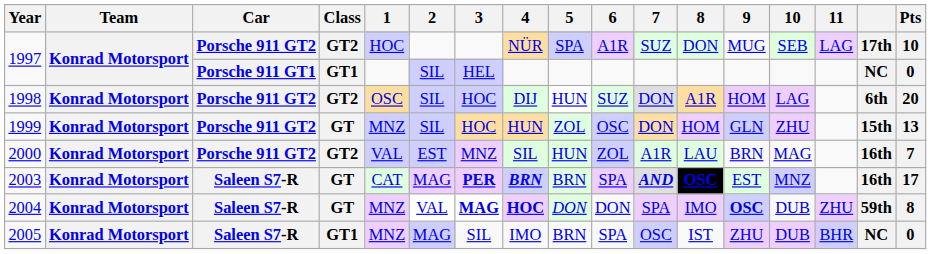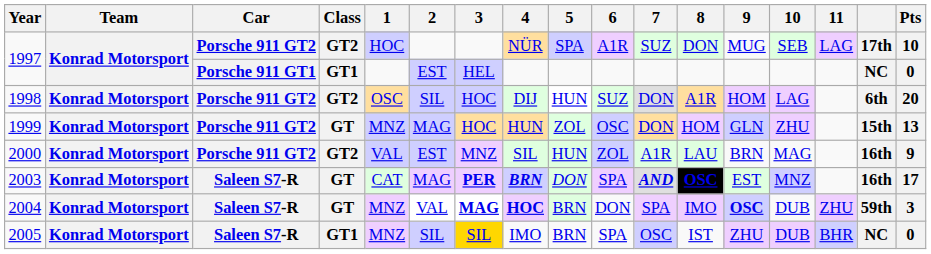(432, 72) SIL -> (432, 72) EST
(432, 126) SIL -> (432, 126) MAG
(910, 153) 7 -> (910, 153) 9
(569, 180) BRN -> (569, 180) DON
(569, 207) DON -> (569, 207) BRN
(910, 207) 8 -> (910, 207) 3
(432, 235) MAG -> (432, 235) SIL
(479, 235) no background -> (479, 235) gold background
